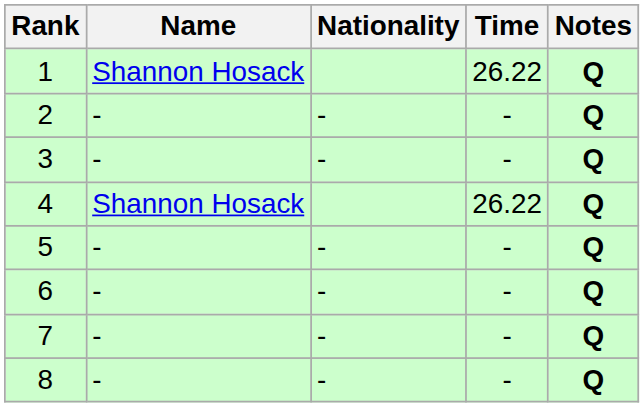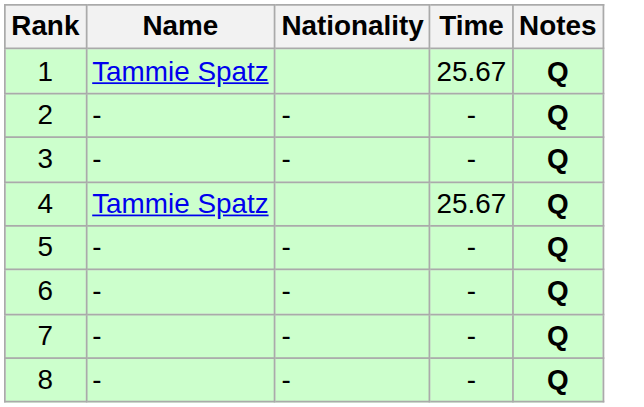(198, 70) Shannon Hosack -> (180, 70) Tammie Spatz
(507, 70) 26.22 -> (471, 70) 25.67
(198, 203) Shannon Hosack -> (180, 203) Tammie Spatz
(507, 203) 26.22 -> (471, 203) 25.67
